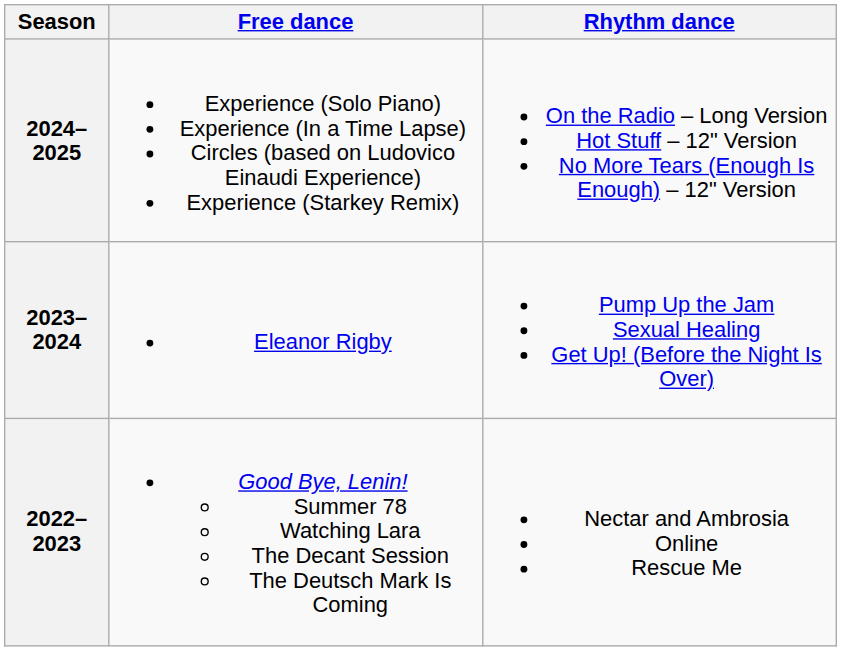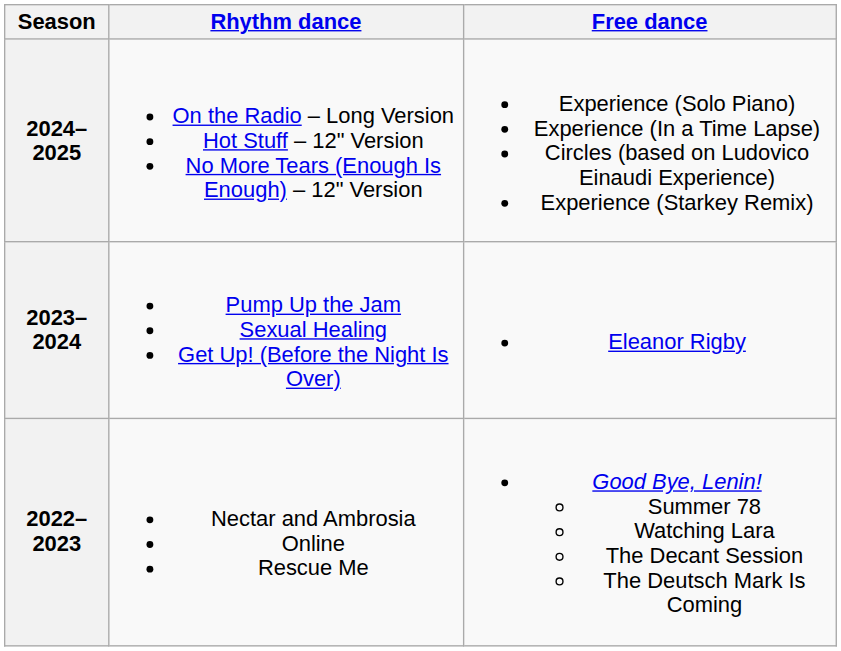columns swapped: (659, 21) <-> (295, 21)
